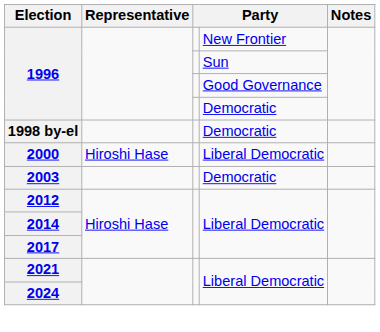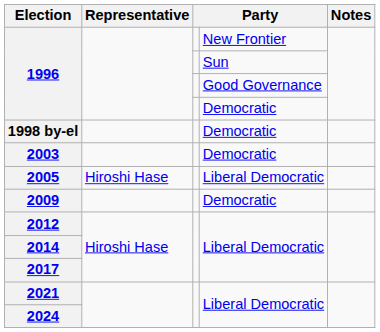- row: (43, 154)
+ row: (43, 177)
+ row: (43, 200)
